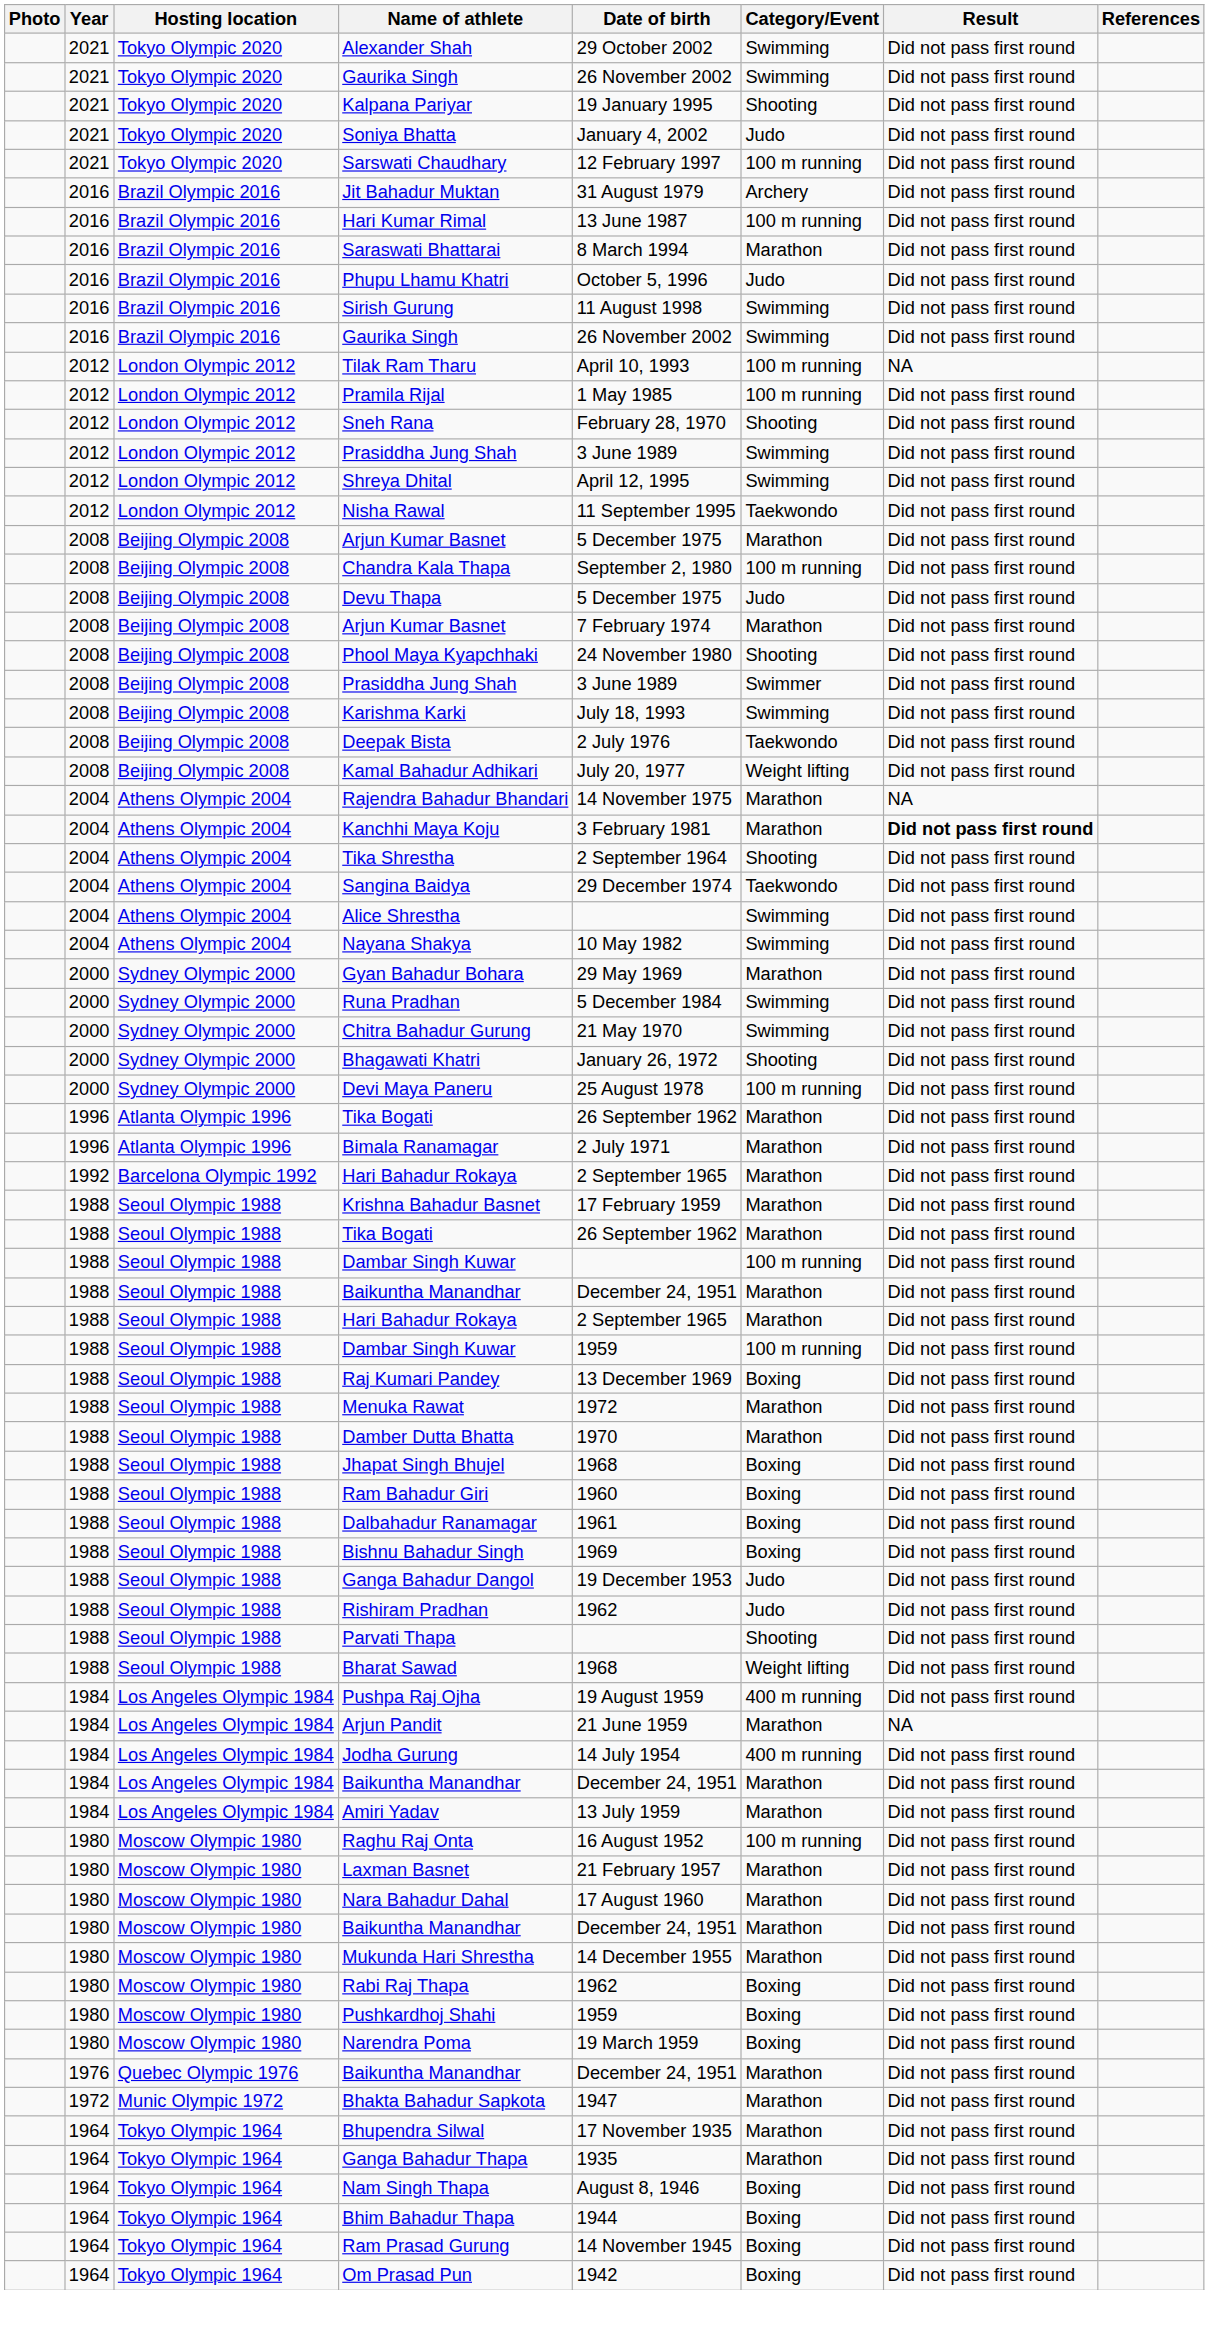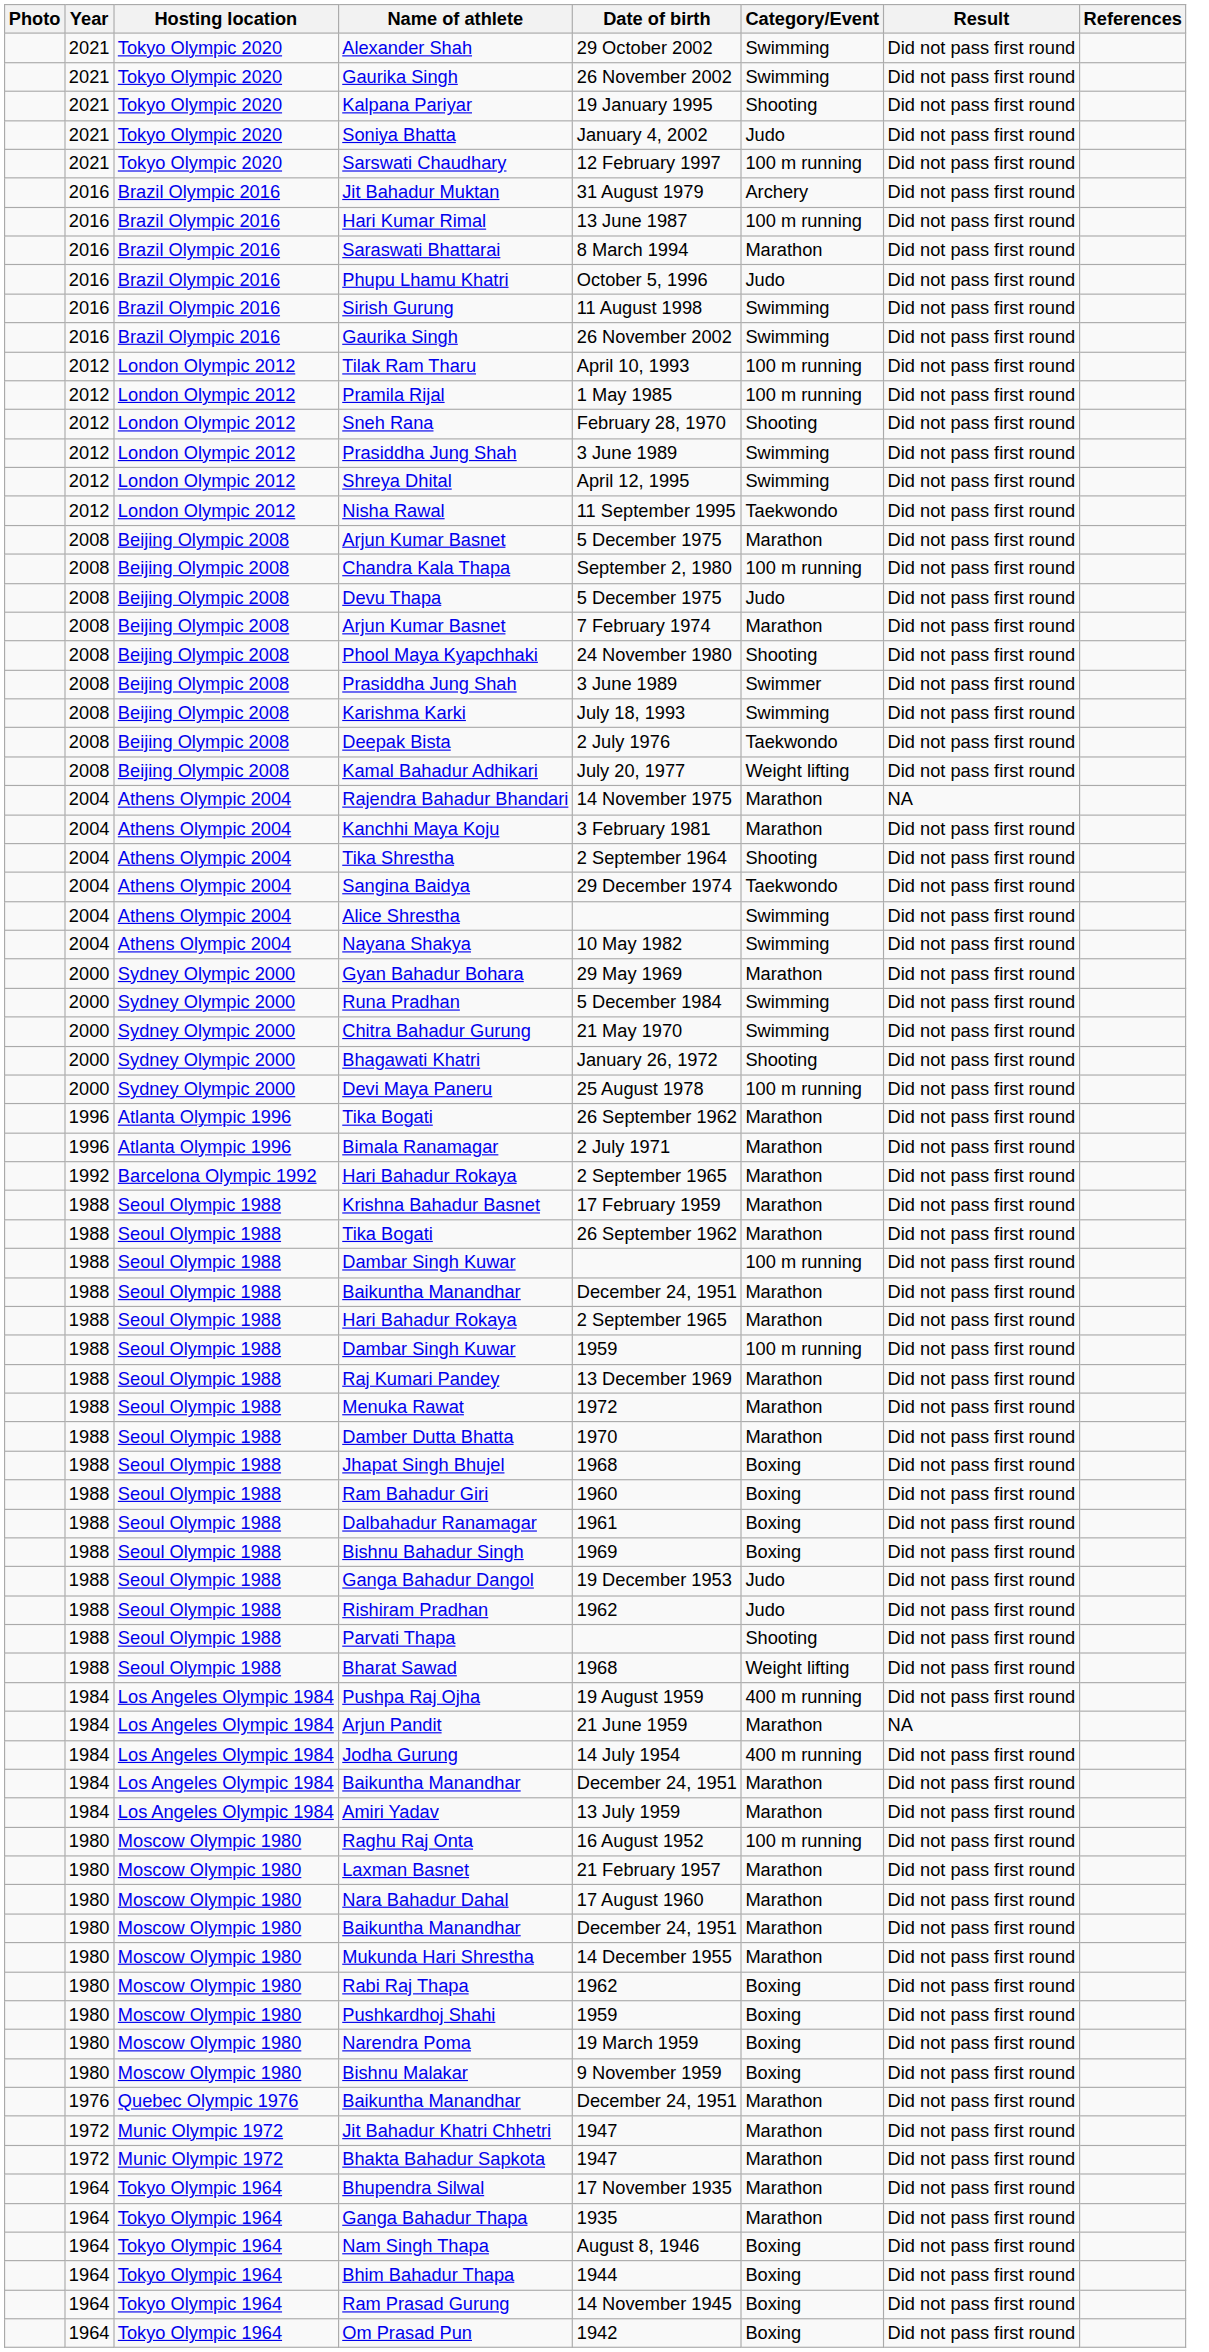(900, 366) NA -> (981, 366) Did not pass first round
(990, 828) bold -> (981, 828) normal
(773, 1378) Boxing -> (784, 1378) Marathon
+ row: (89, 2072)
+ row: (89, 2130)
